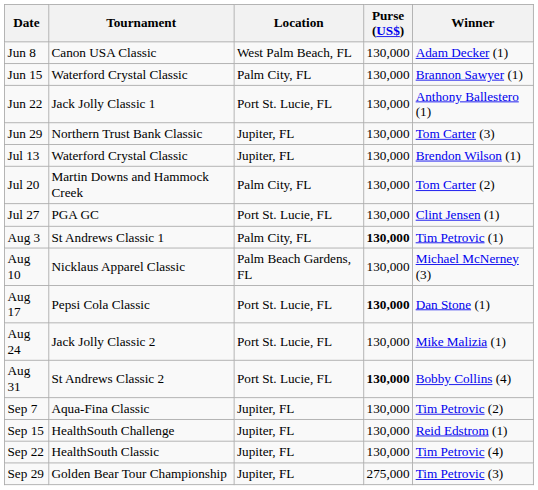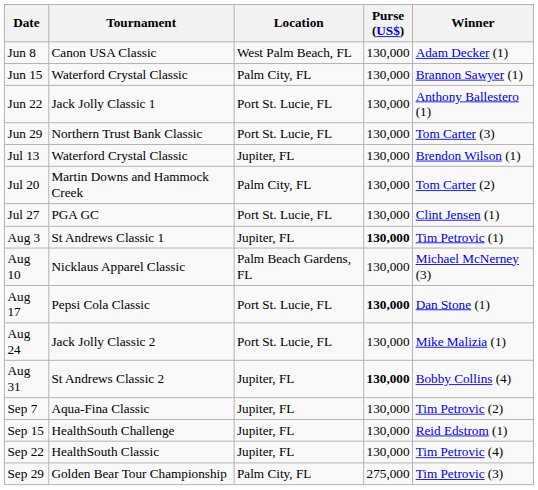(266, 134) Jupiter, FL -> (284, 134) Port St. Lucie, FL
(274, 237) Palm City, FL -> (266, 237) Jupiter, FL
(284, 379) Port St. Lucie, FL -> (266, 379) Jupiter, FL
(266, 474) Jupiter, FL -> (274, 474) Palm City, FL
